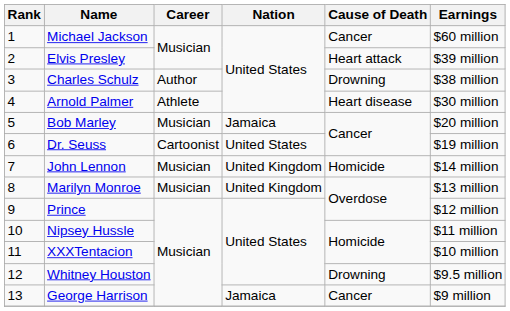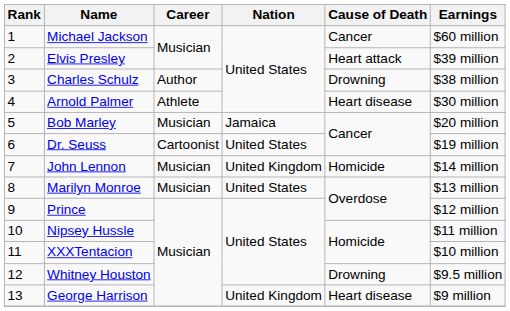(274, 187) United Kingdom -> (266, 187) United States
(250, 295) Jamaica -> (274, 295) United Kingdom
(350, 295) Cancer -> (370, 295) Heart disease
